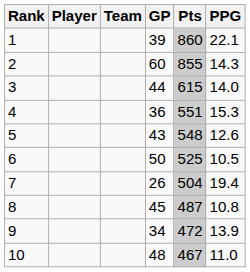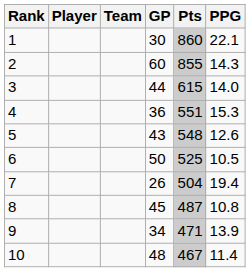(157, 40) 39 -> (157, 40) 30
(190, 231) 472 -> (190, 231) 471
(224, 254) 11.0 -> (224, 254) 11.4
